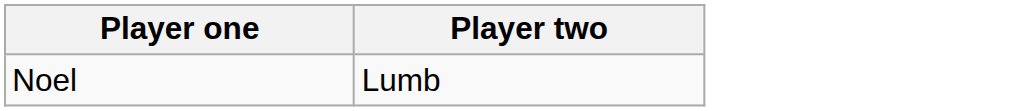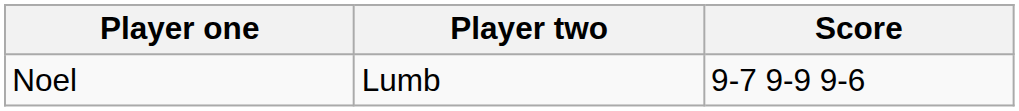+ column: (859, 29)
